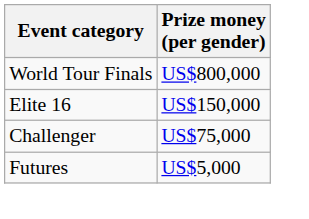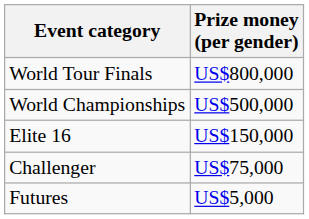+ row: (97, 104)
